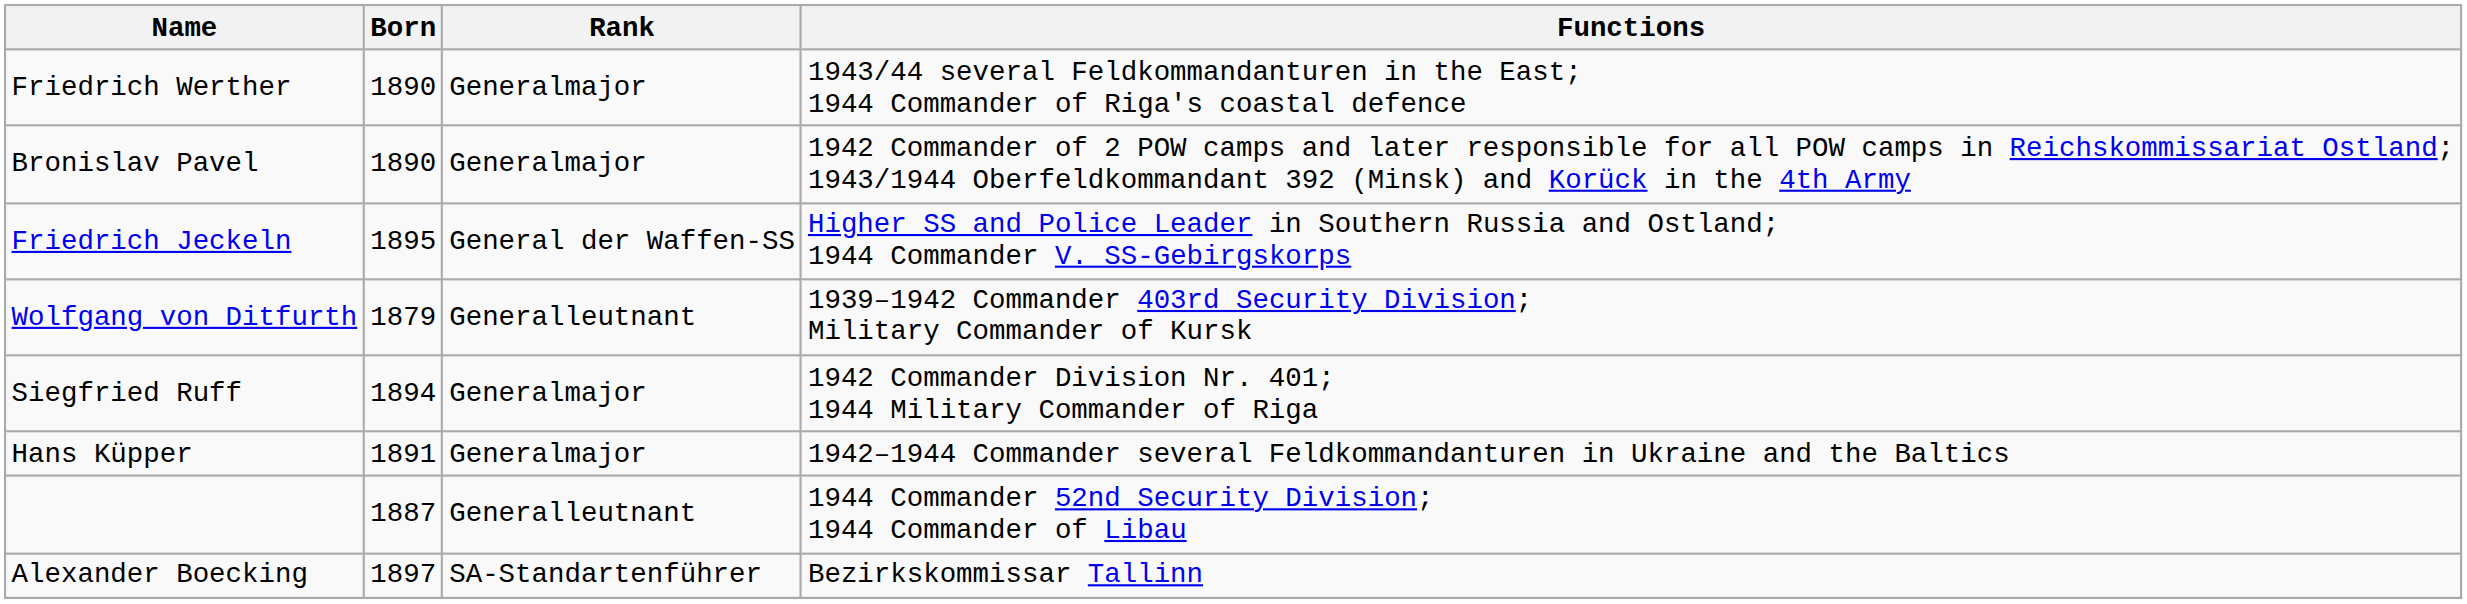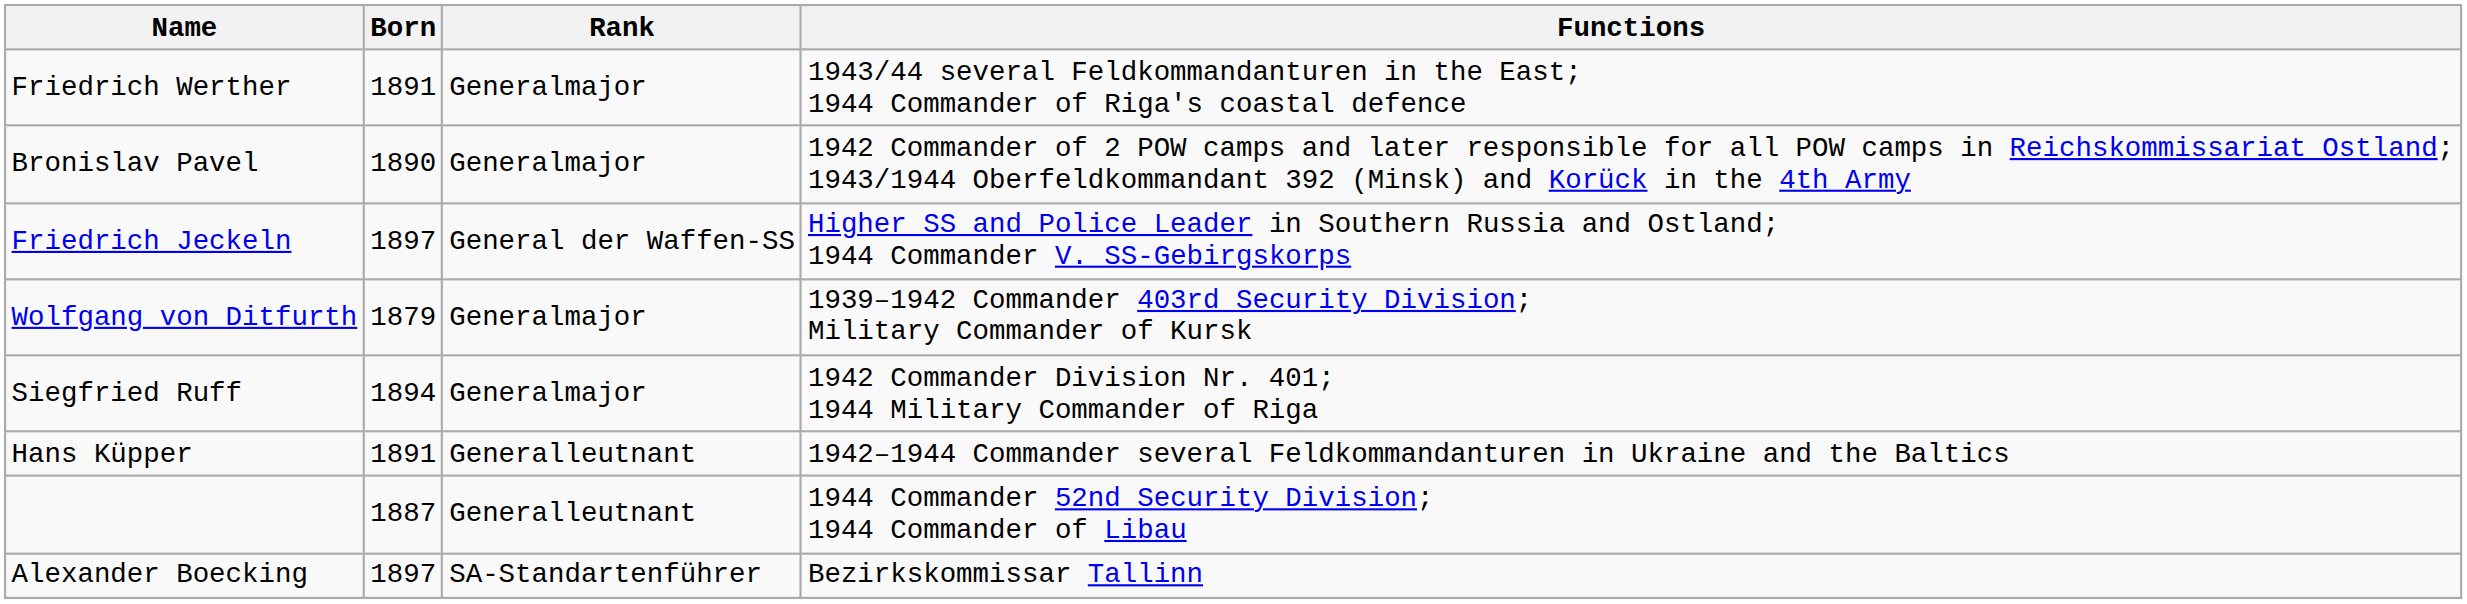(403, 88) 1890 -> (403, 88) 1891
(403, 241) 1895 -> (403, 241) 1897
(573, 317) Generalleutnant -> (548, 317) Generalmajor
(548, 454) Generalmajor -> (573, 454) Generalleutnant
